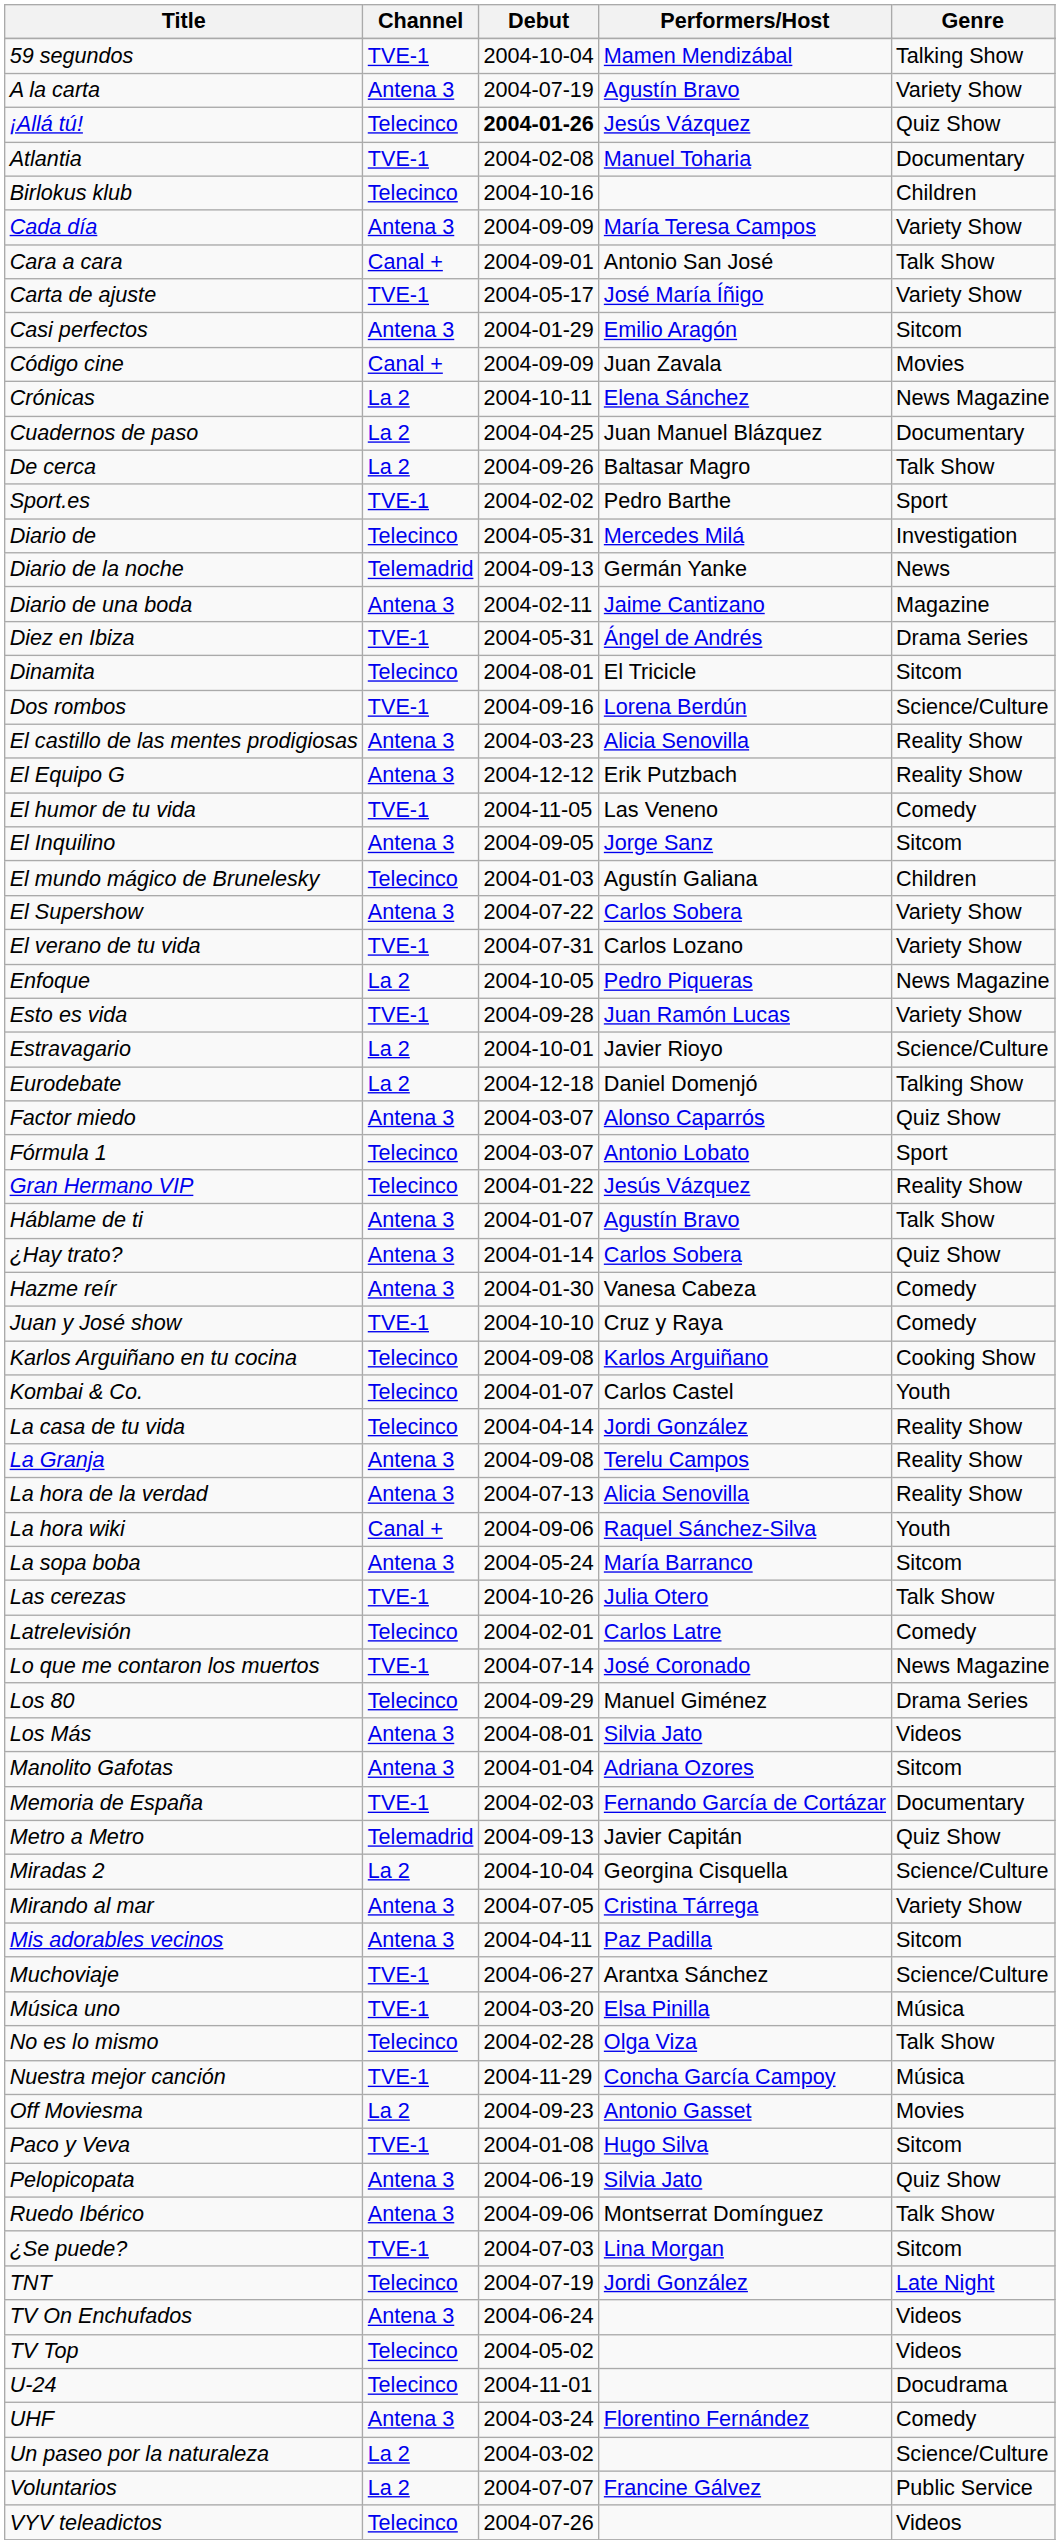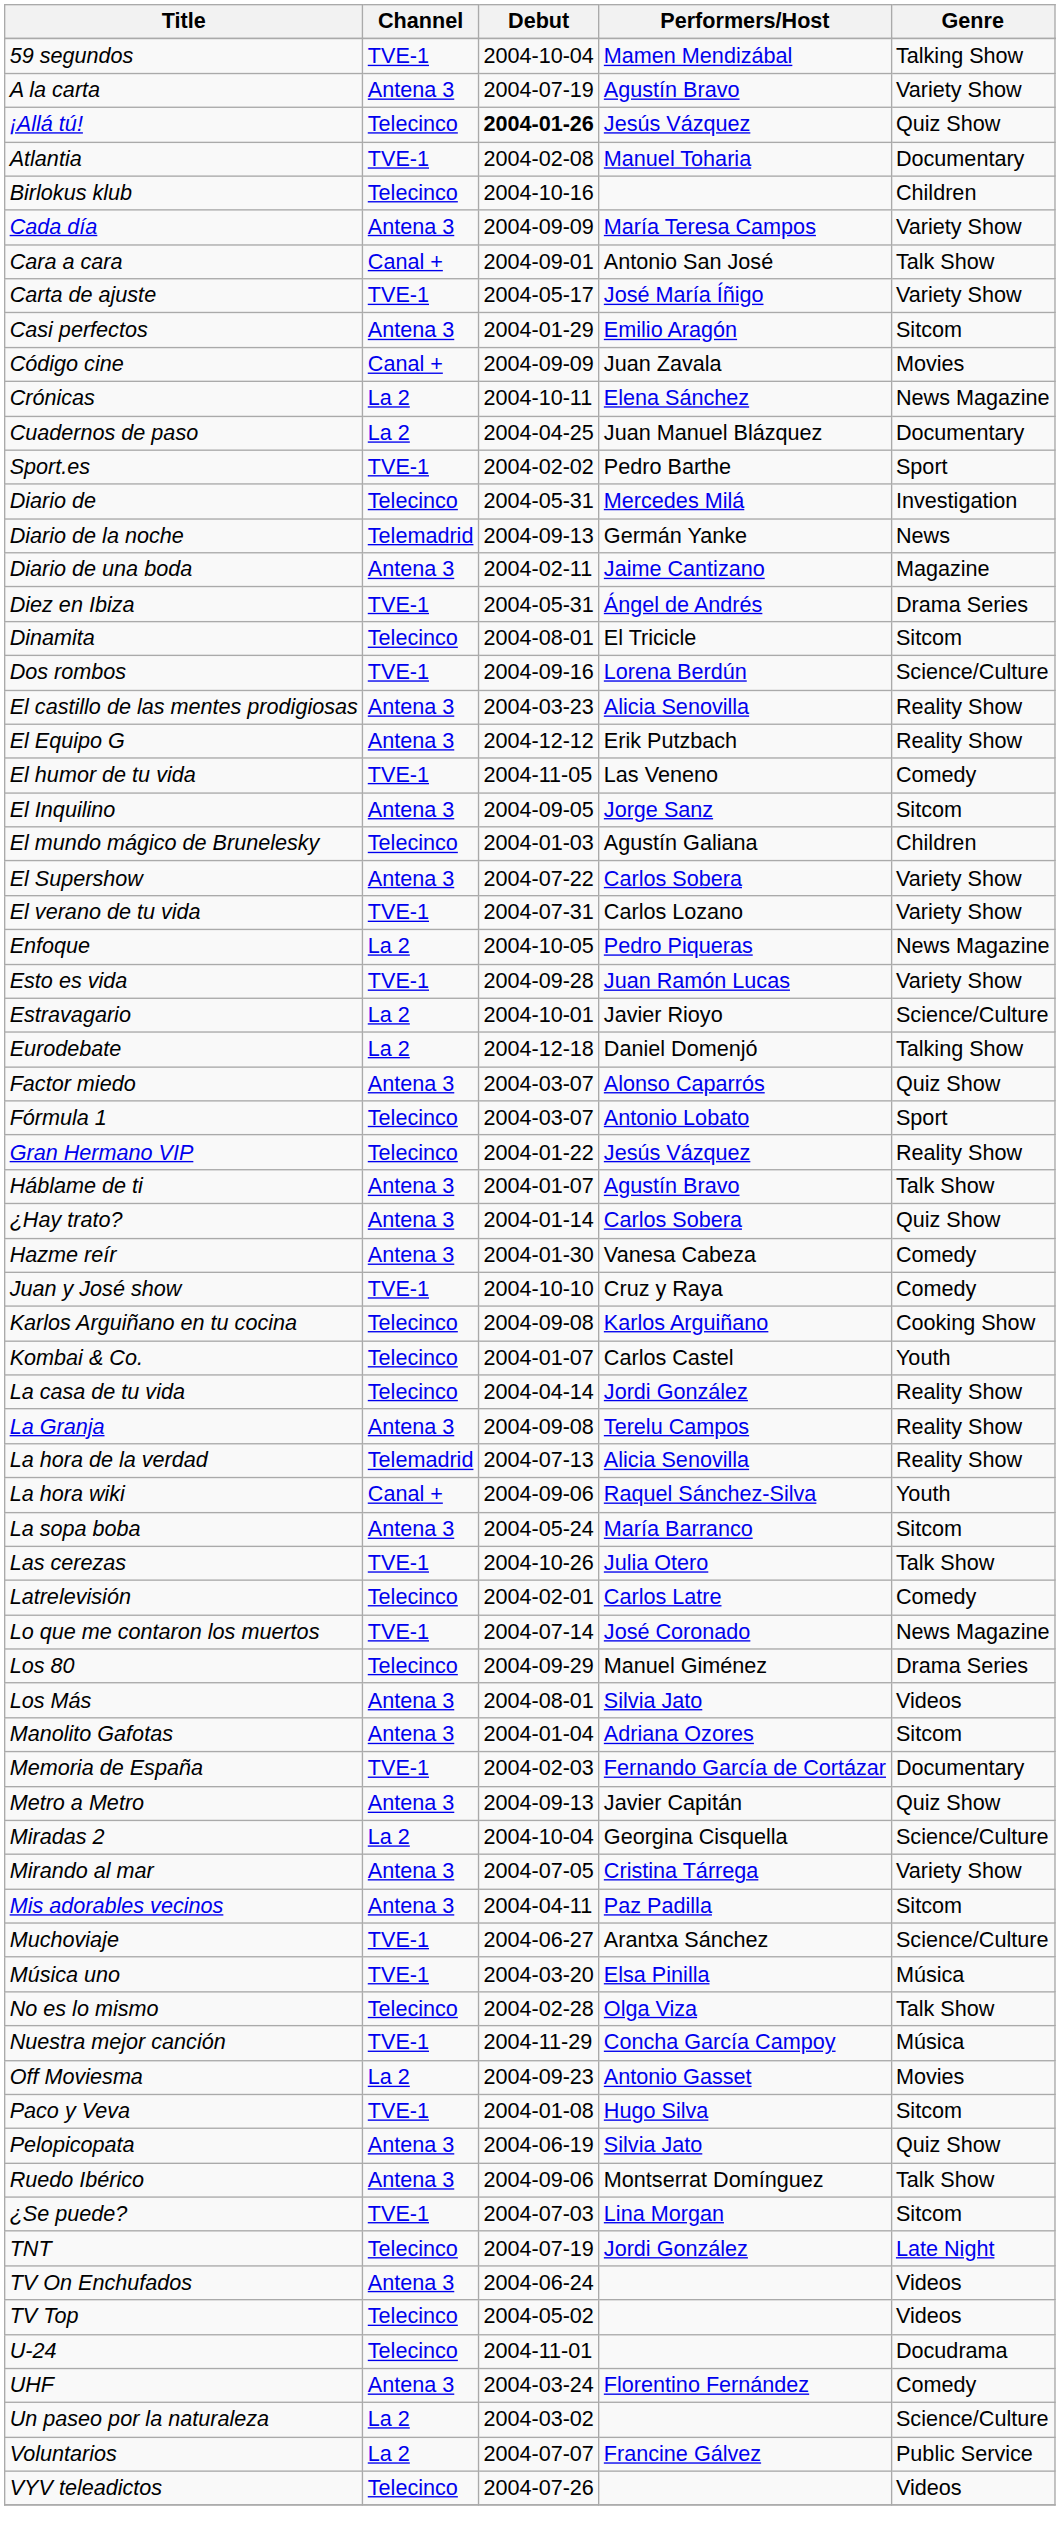- row: (53, 466)
(411, 1494) Antena 3 -> (421, 1460) Telemadrid
(421, 1837) Telemadrid -> (411, 1802) Antena 3
